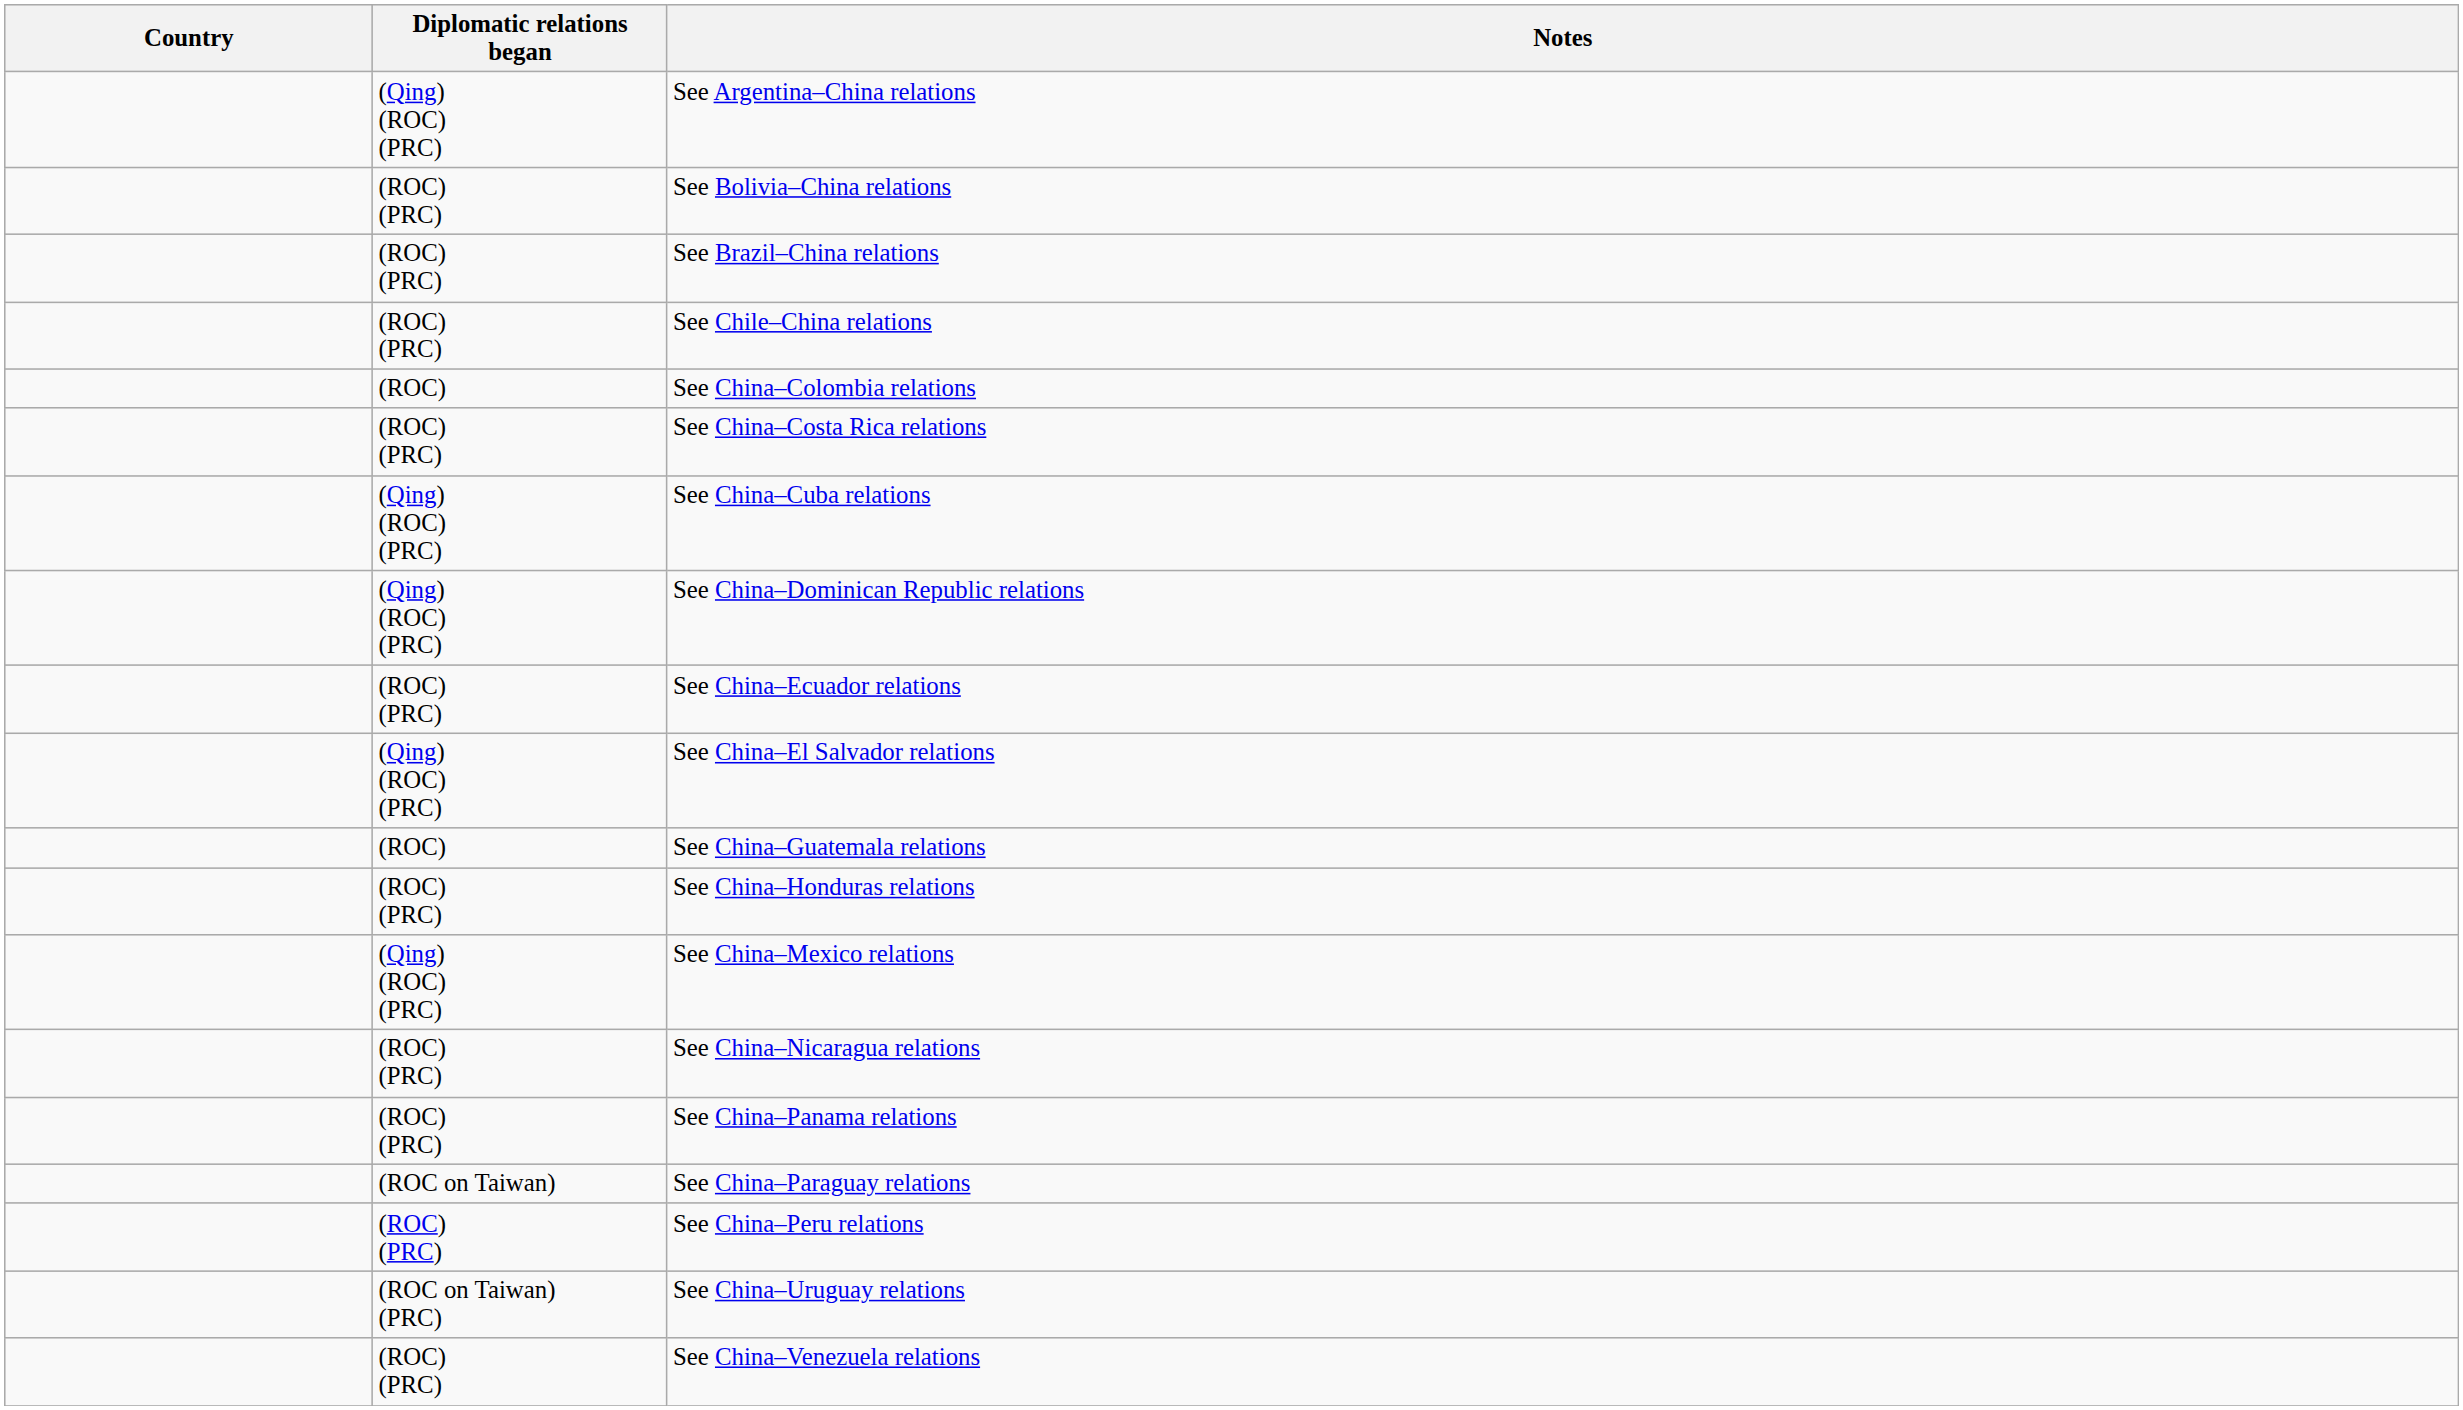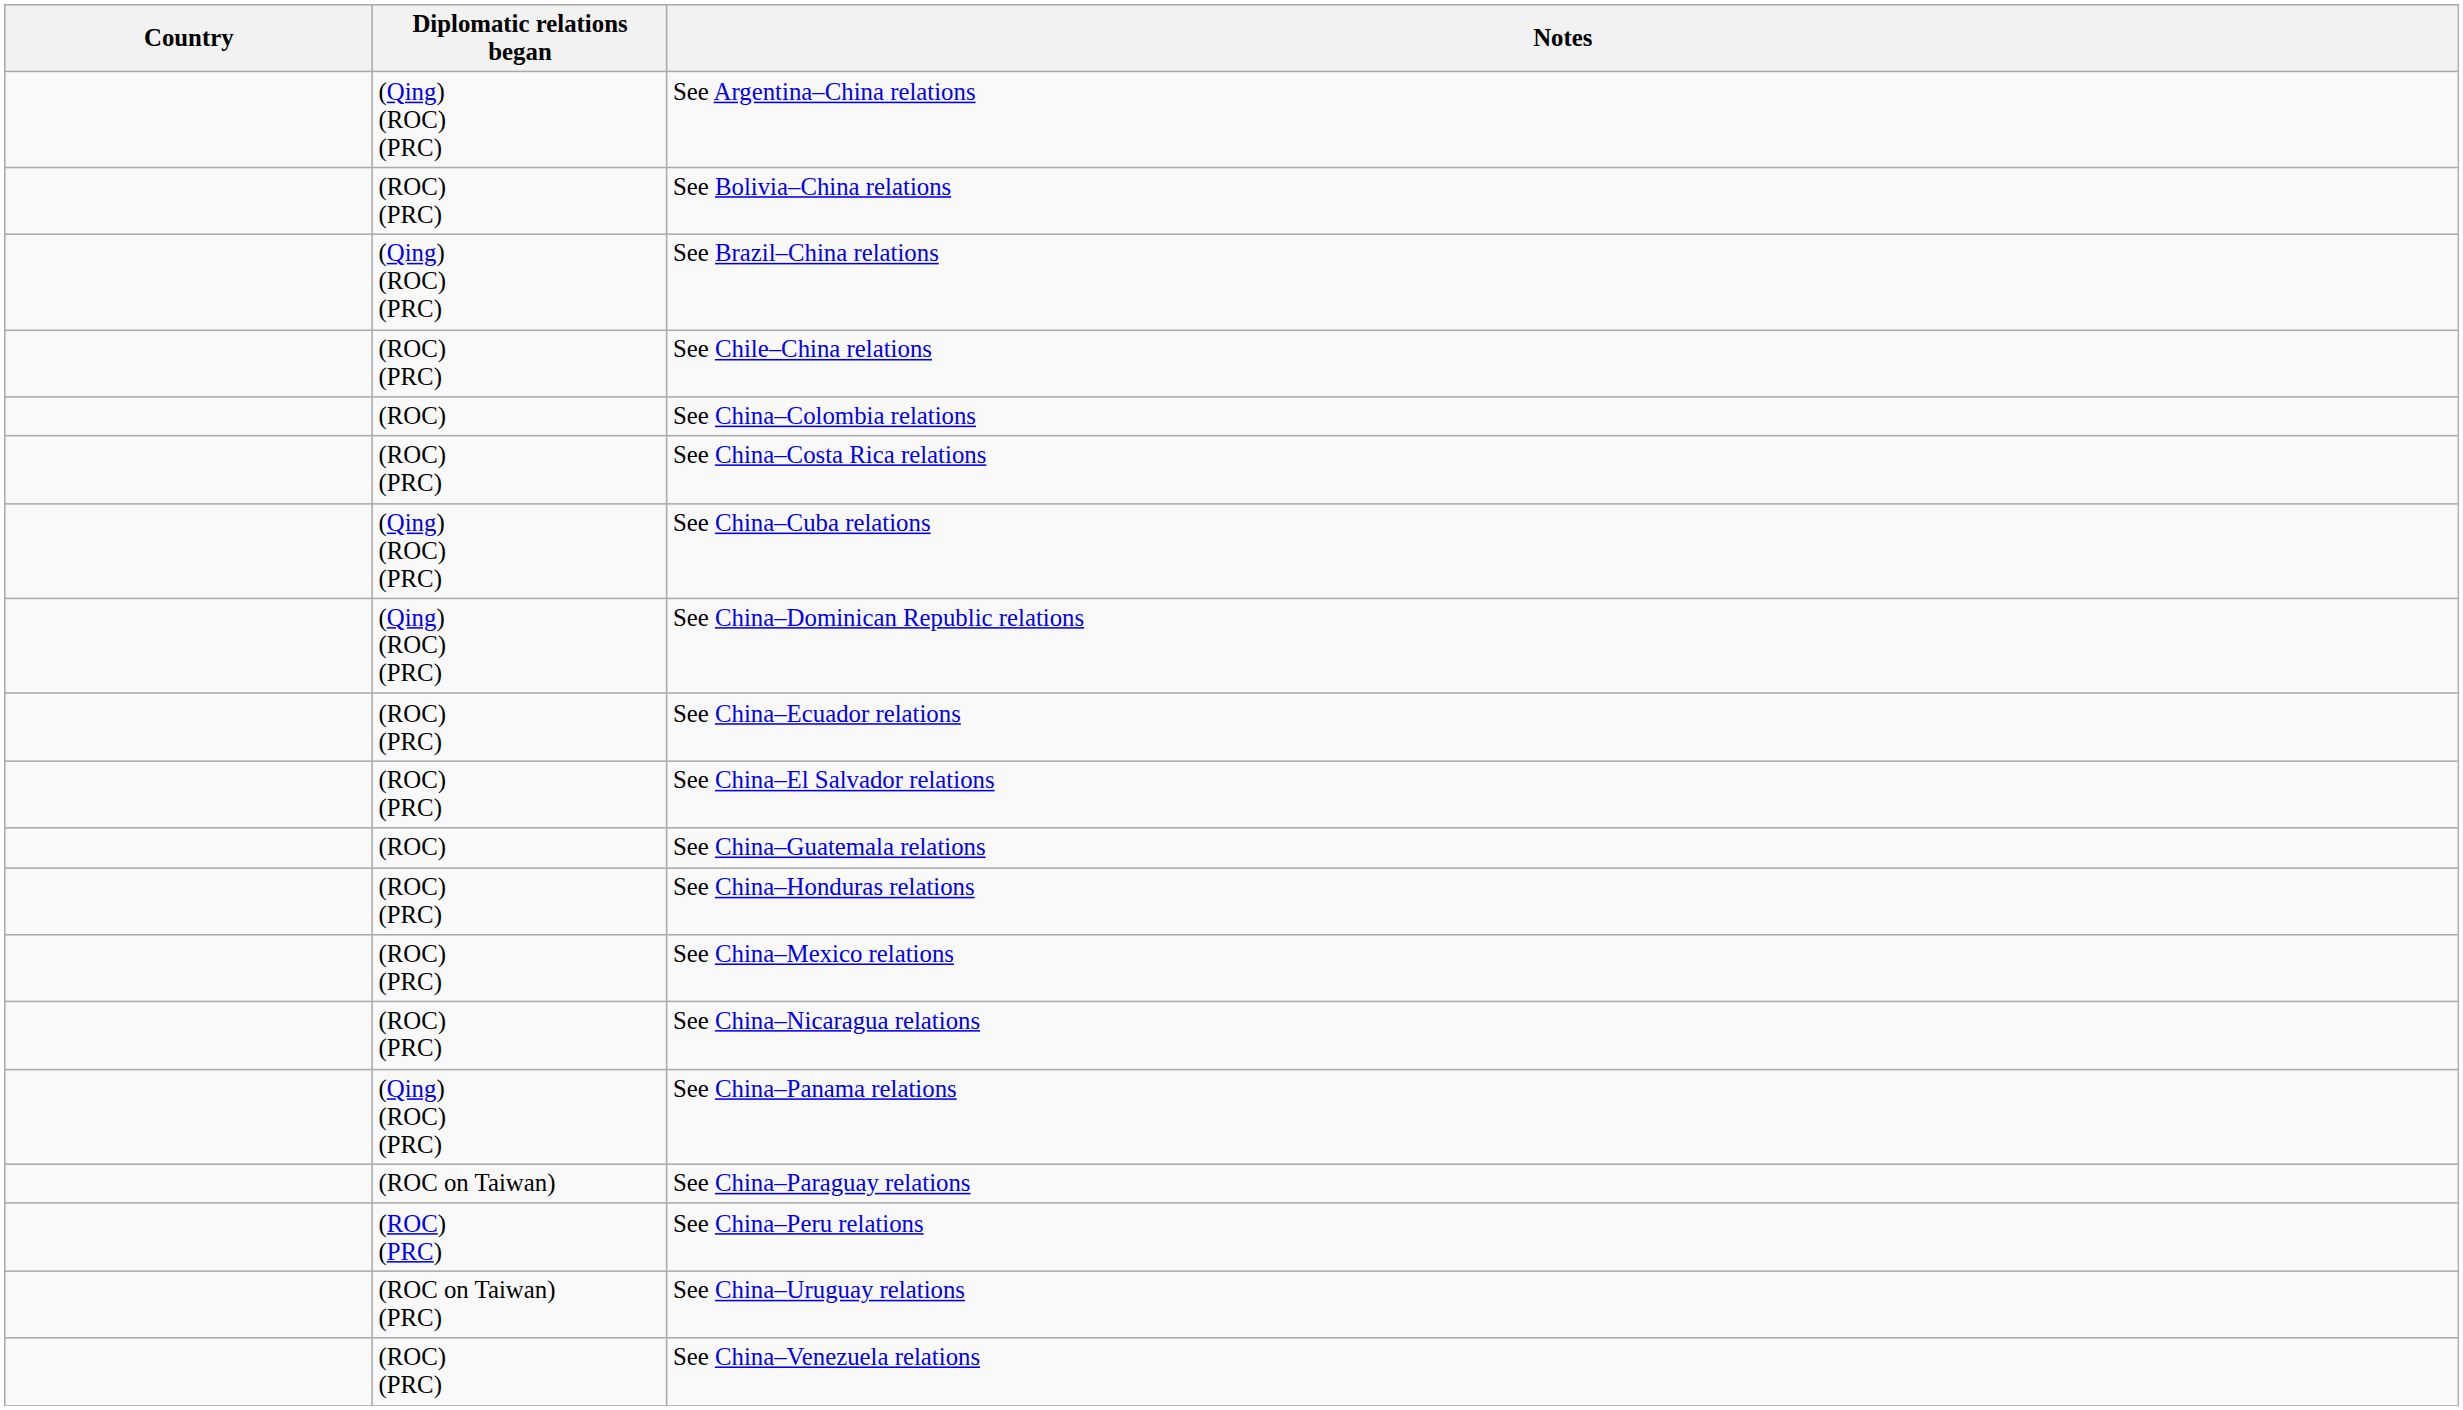(412, 267) (ROC) (PRC) -> (412, 281) (Qing) (ROC) (PRC)
(412, 780) (Qing) (ROC) (PRC) -> (412, 794) (ROC) (PRC)
(412, 981) (Qing) (ROC) (PRC) -> (412, 967) (ROC) (PRC)
(412, 1130) (ROC) (PRC) -> (412, 1116) (Qing) (ROC) (PRC)
